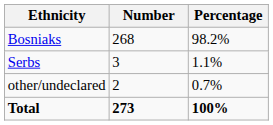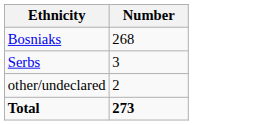- column: (228, 16)
